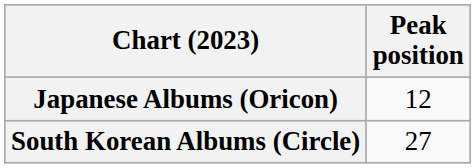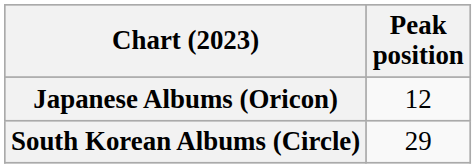(418, 141) 27 -> (418, 141) 29
